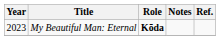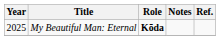(16, 27) 2023 -> (16, 27) 2025
